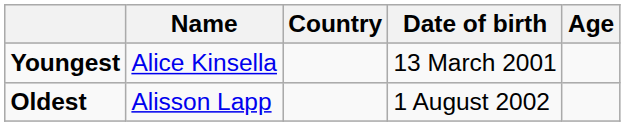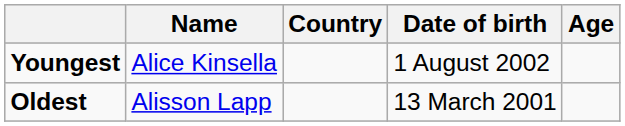(475, 62) 13 March 2001 -> (472, 62) 1 August 2002
(472, 101) 1 August 2002 -> (475, 101) 13 March 2001
